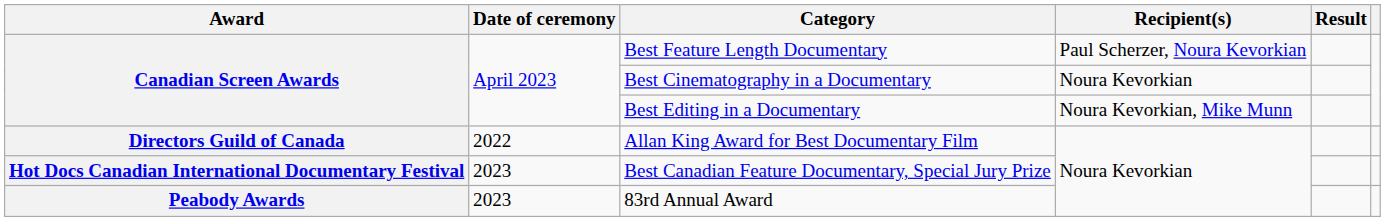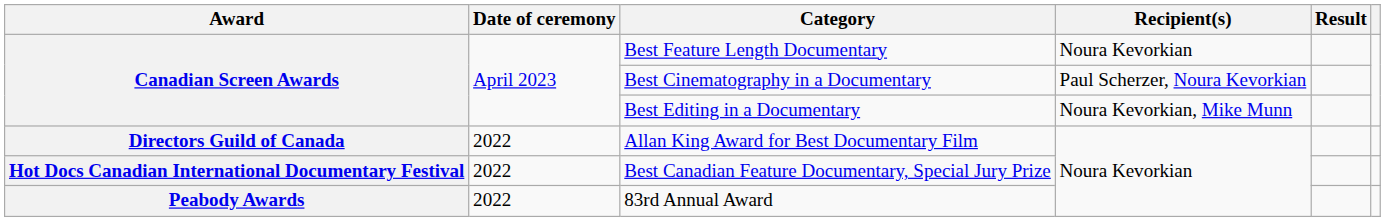(1183, 49) Paul Scherzer, Noura Kevorkian -> (1126, 49) Noura Kevorkian
(1126, 79) Noura Kevorkian -> (1183, 79) Paul Scherzer, Noura Kevorkian
(492, 170) 2023 -> (492, 170) 2022
(492, 200) 2023 -> (492, 200) 2022
